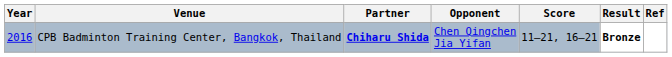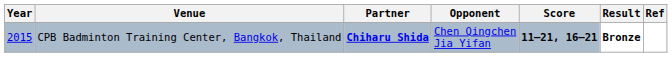(20, 37) 2016 -> (20, 37) 2015
(559, 37) normal -> (559, 37) bold
